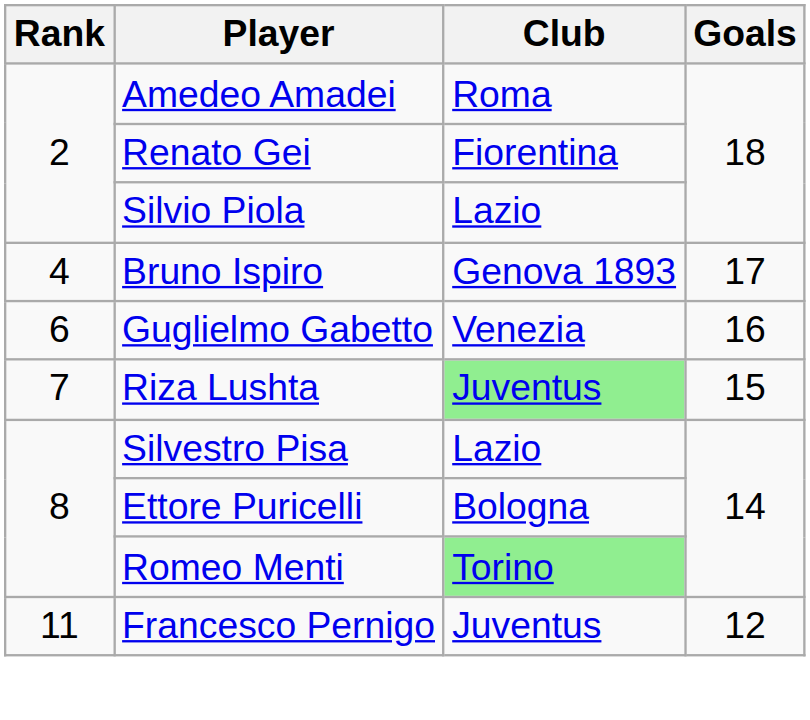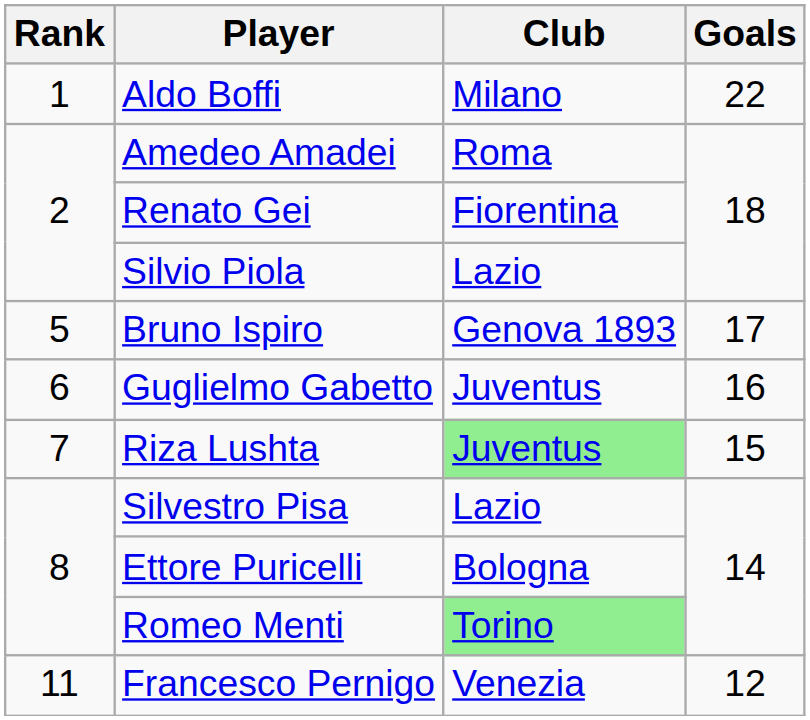+ row: (202, 93)
(59, 270) 4 -> (59, 329) 5
(519, 329) Venezia -> (527, 388) Juventus
(527, 625) Juventus -> (519, 684) Venezia
